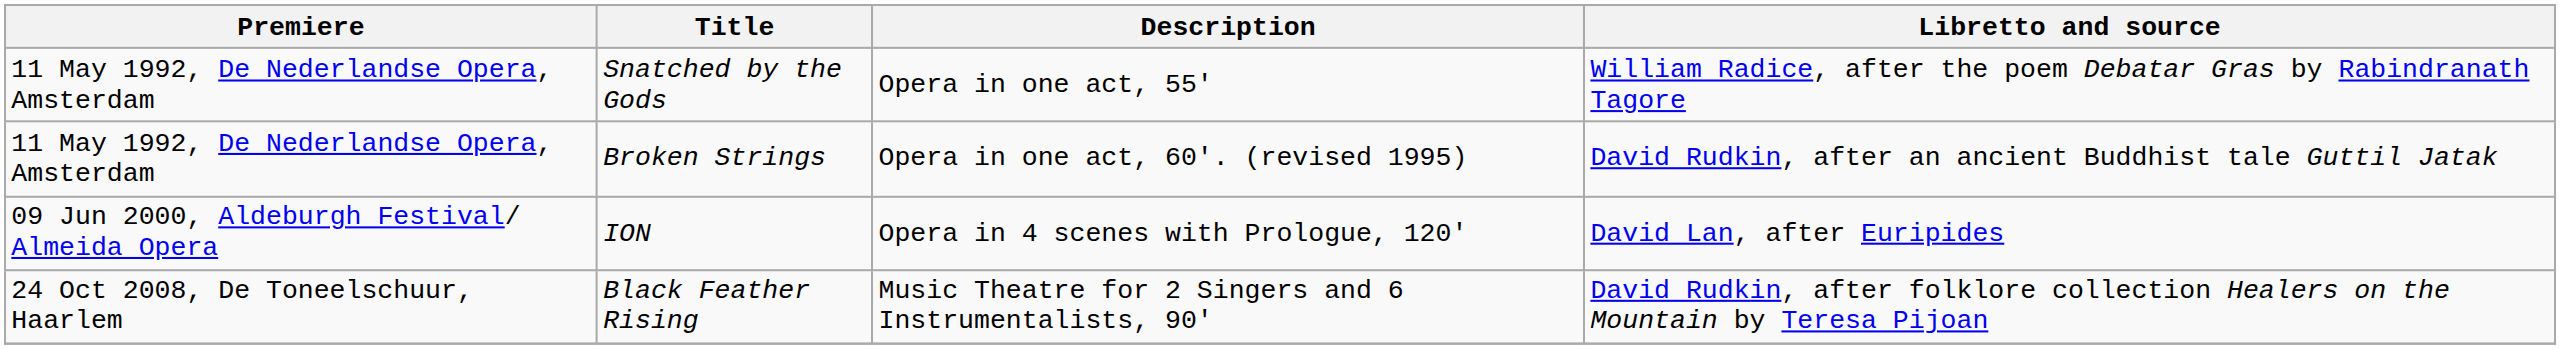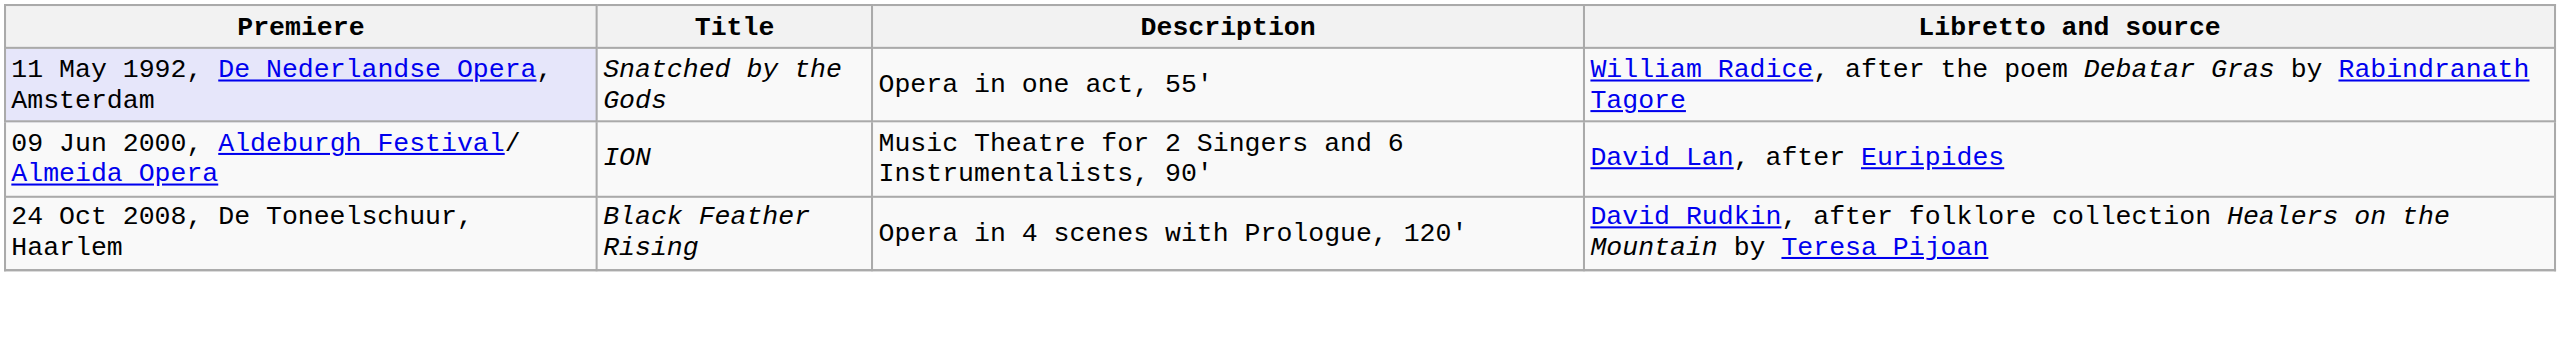(282, 85) no background -> (282, 85) lavender background
- row: (715, 159)
(1173, 233) Opera in 4 scenes with Prologue, 120' -> (1141, 159) Music Theatre for 2 Singers and 6 Instrumentalists, 90'
(1141, 307) Music Theatre for 2 Singers and 6 Instrumentalists, 90' -> (1173, 233) Opera in 4 scenes with Prologue, 120'
